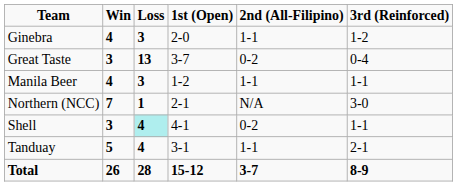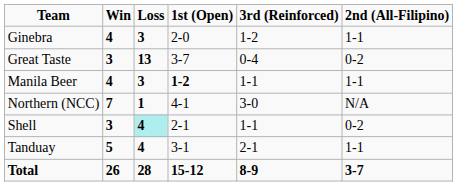columns swapped: (292, 15) <-> (400, 15)
(180, 81) normal -> (180, 81) bold
(180, 103) 2-1 -> (180, 103) 4-1
(180, 125) 4-1 -> (180, 125) 2-1
